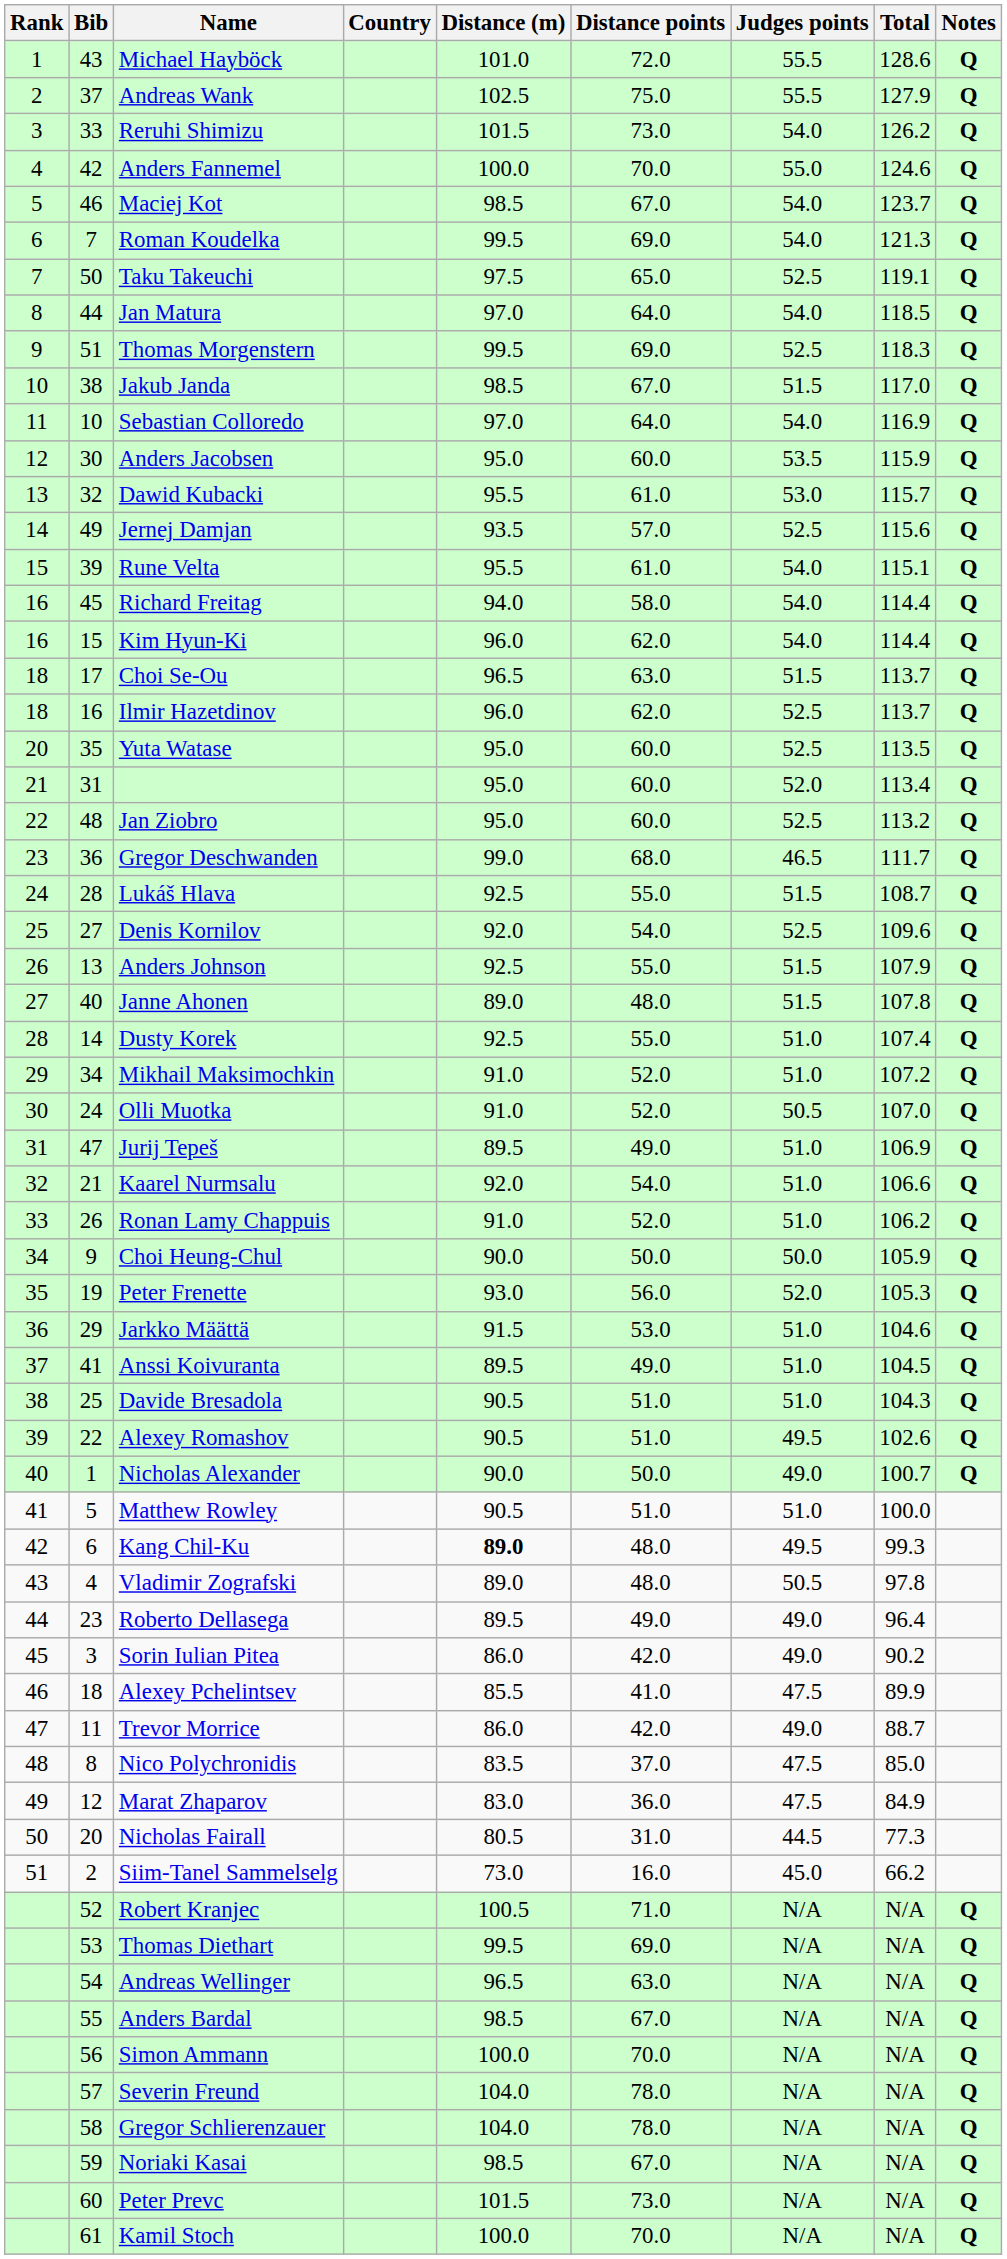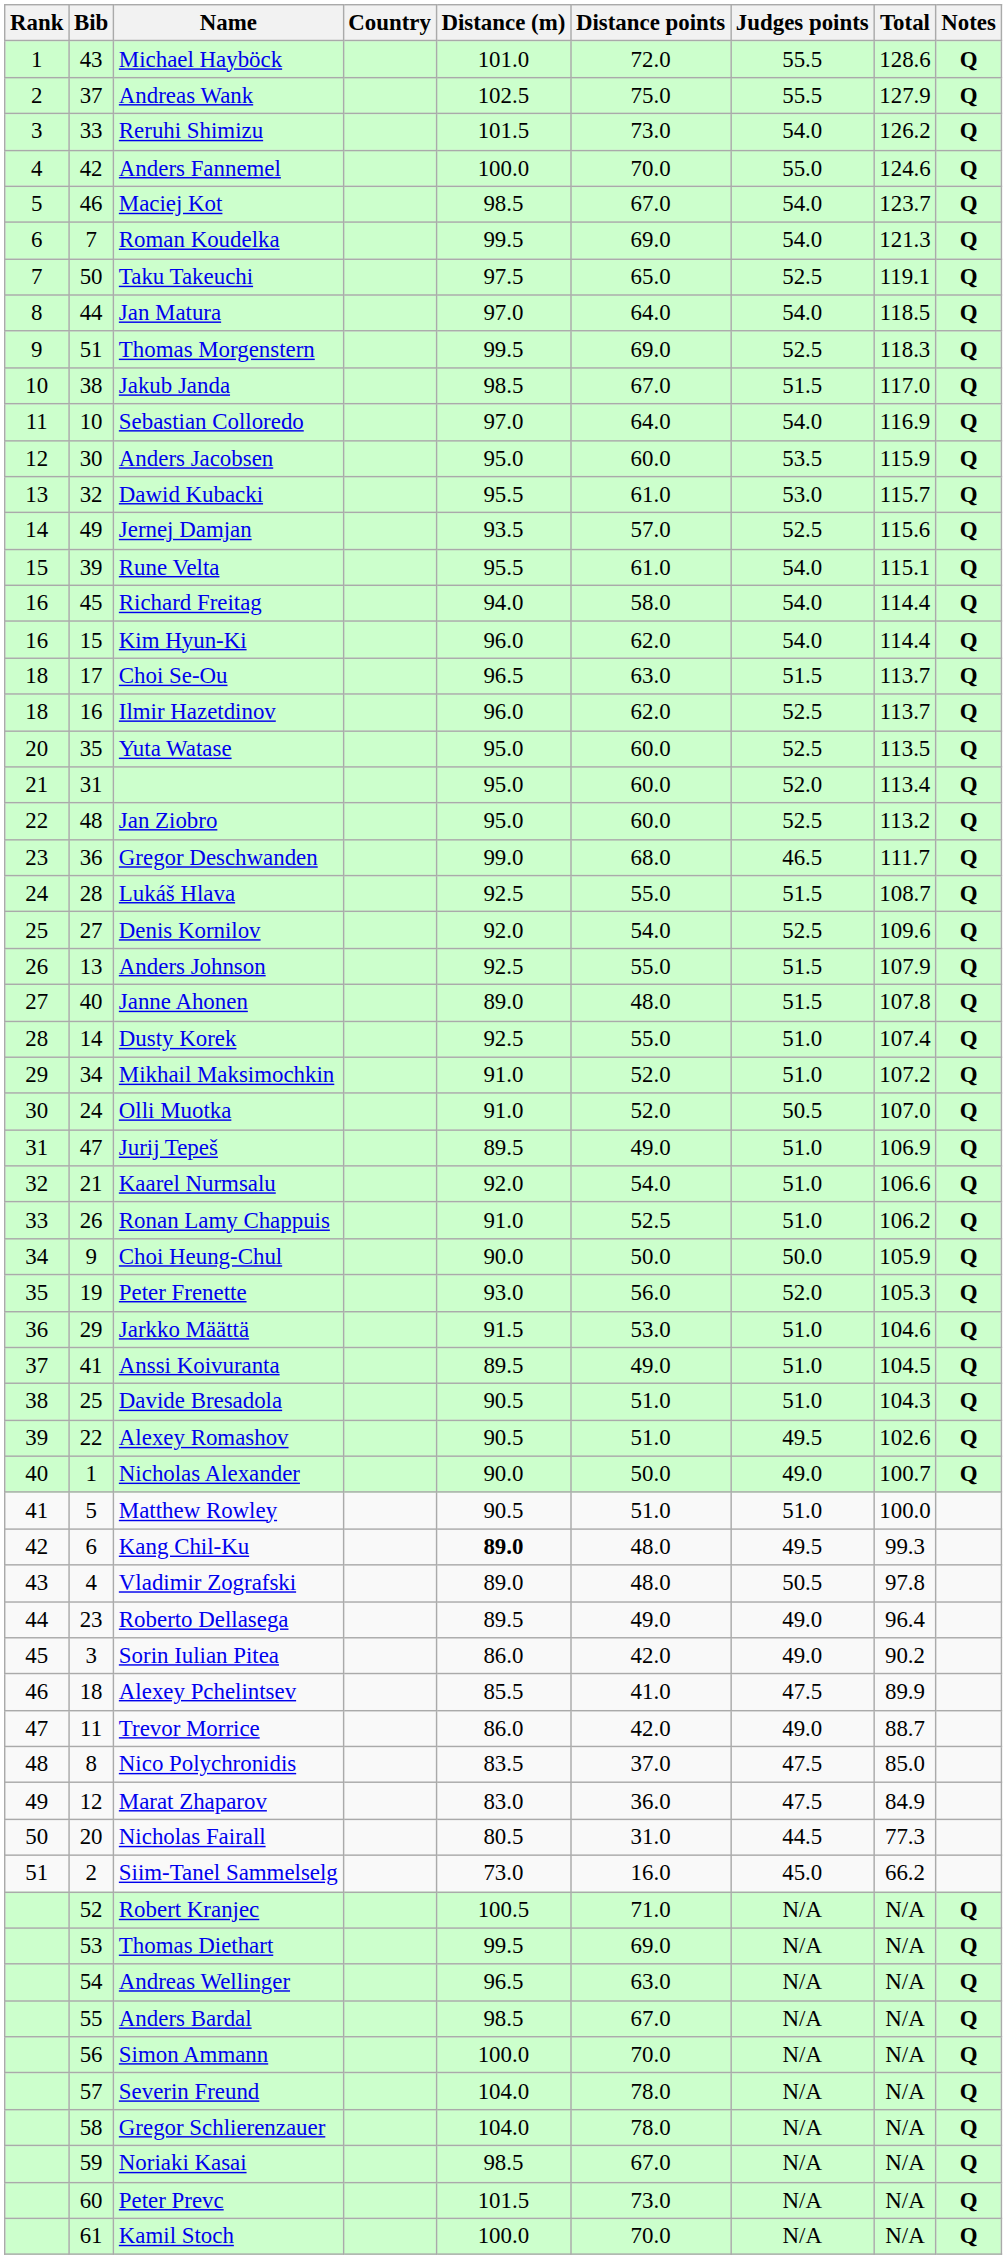(651, 1220) 52.0 -> (651, 1220) 52.5
